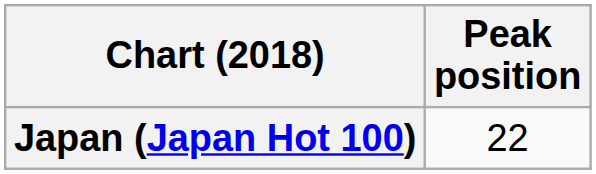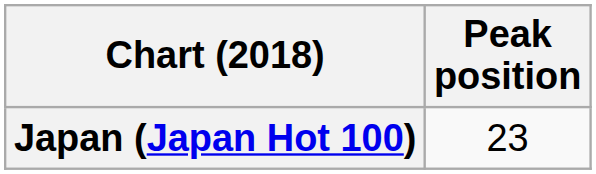(508, 137) 22 -> (508, 137) 23
